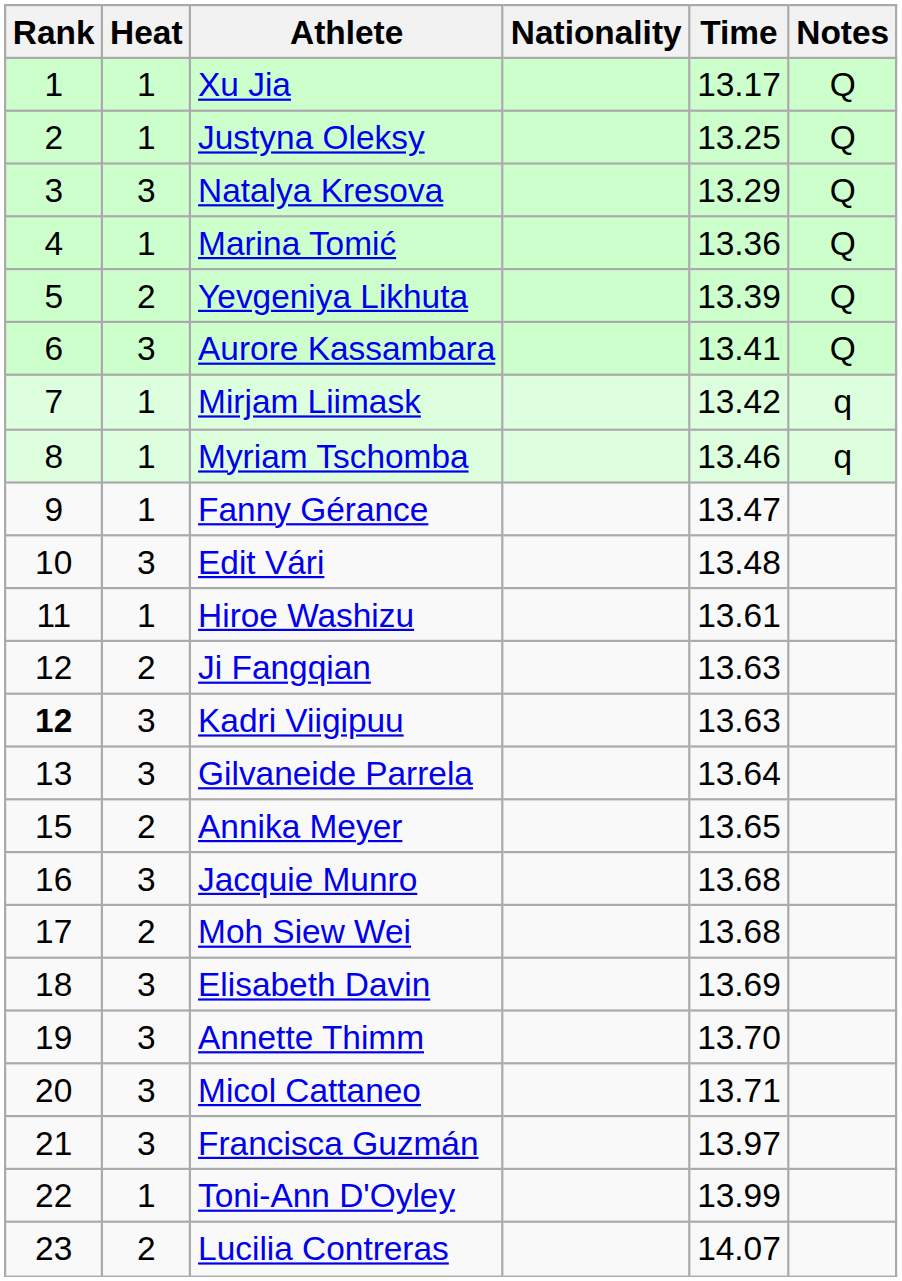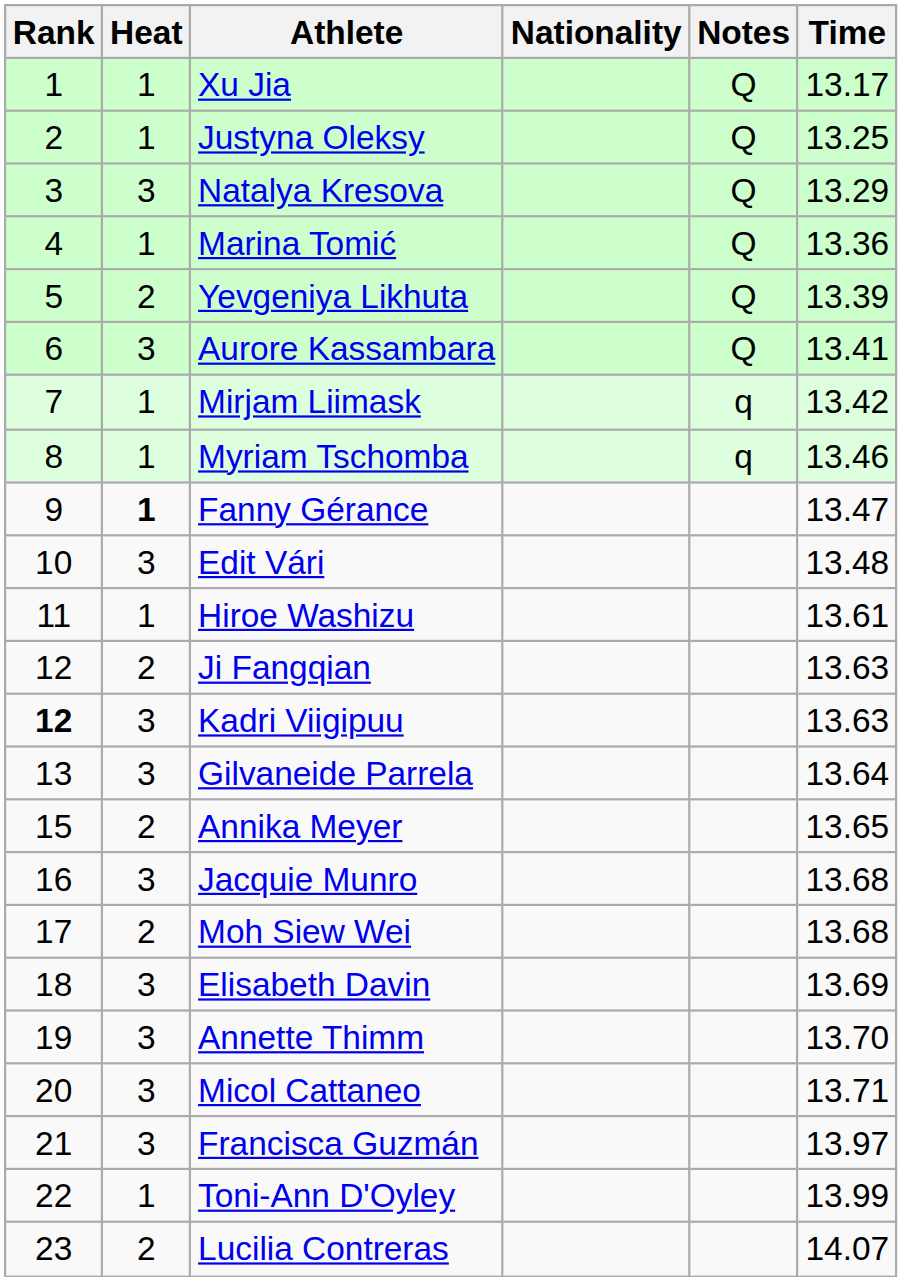columns swapped: (739, 32) <-> (843, 32)
(146, 508) normal -> (146, 508) bold
